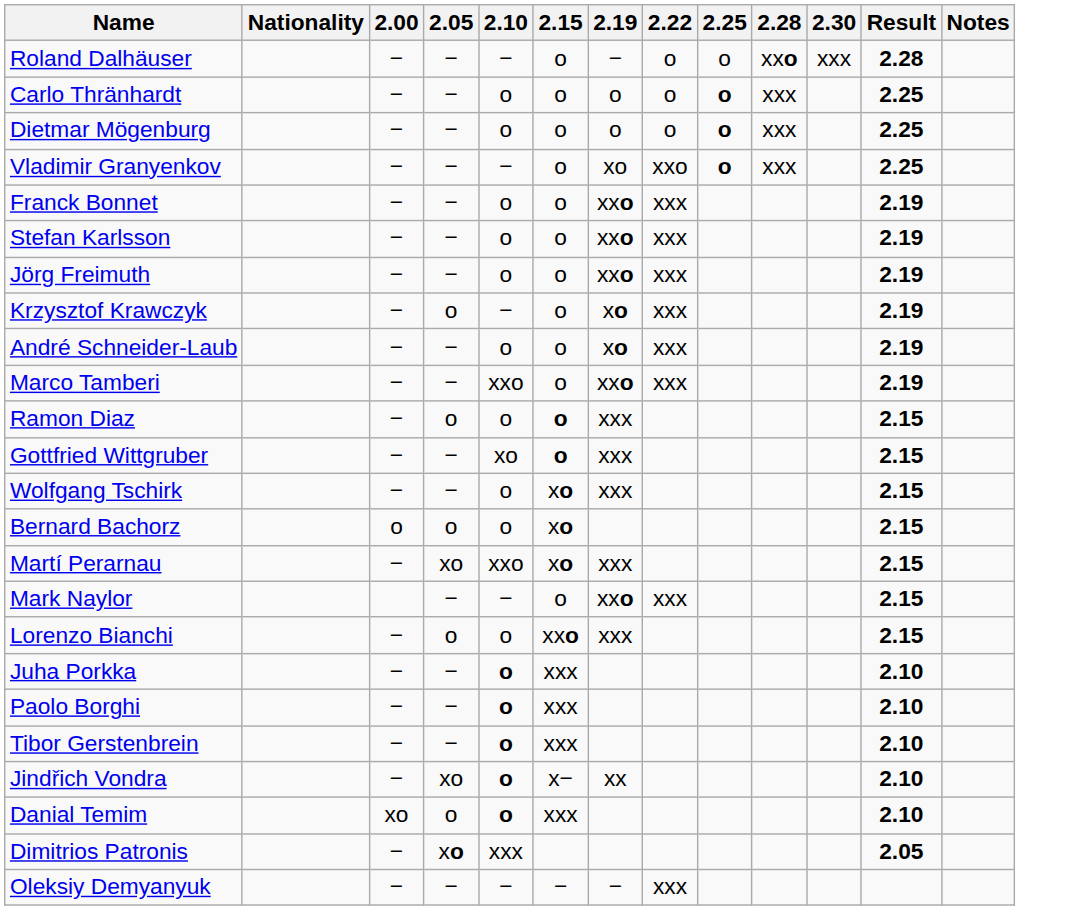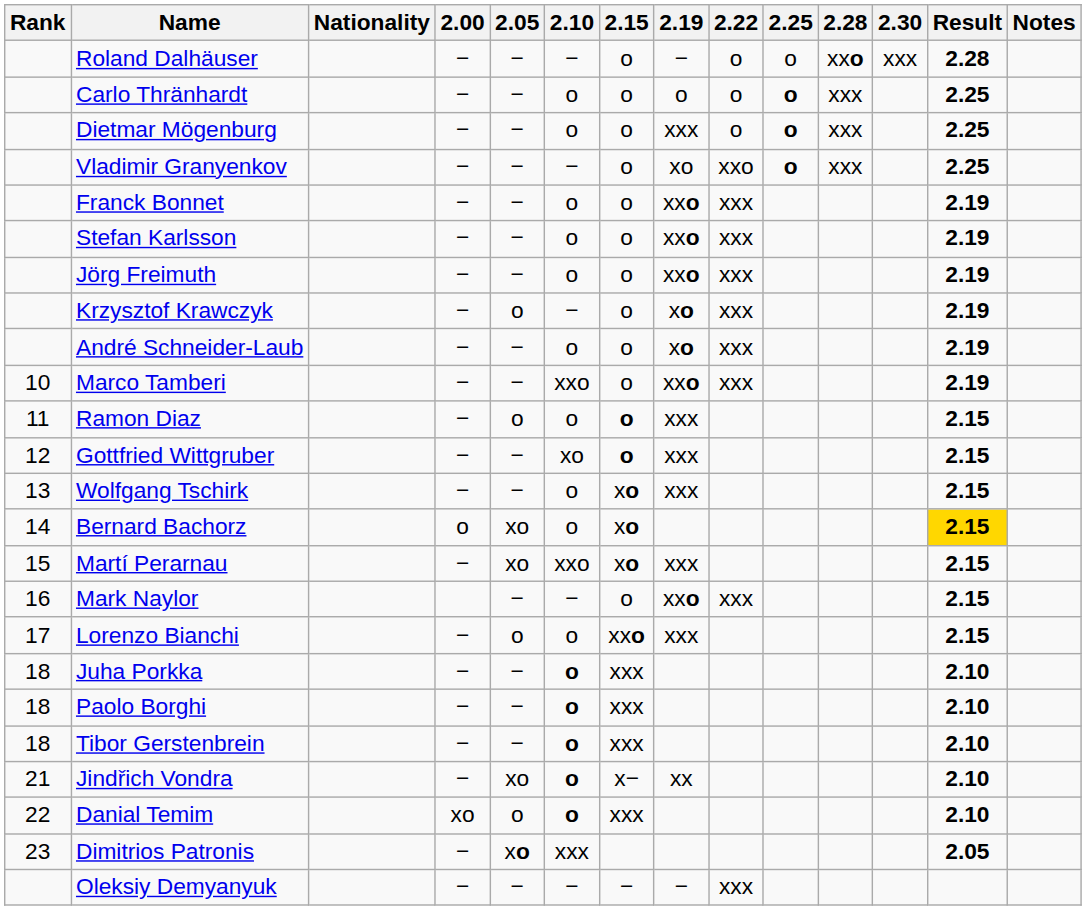+ column: (38, 22)
(615, 130) o -> (681, 130) xxx
(451, 526) o -> (517, 526) xo
(901, 526) no background -> (967, 526) gold background
